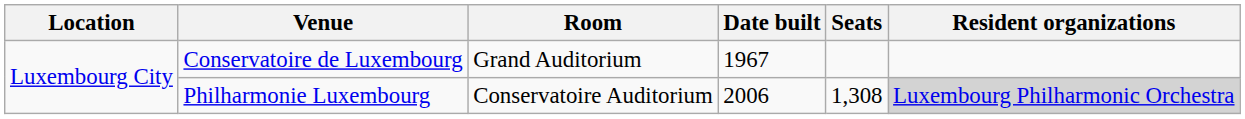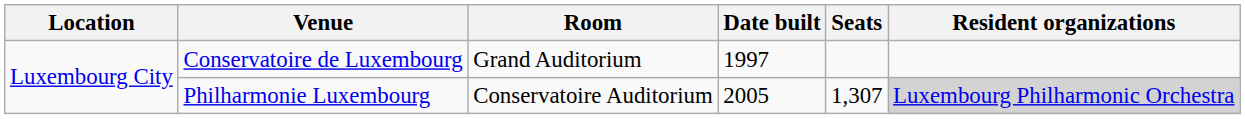(746, 58) 1967 -> (746, 58) 1997
(746, 95) 2006 -> (746, 95) 2005
(857, 95) 1,308 -> (857, 95) 1,307
